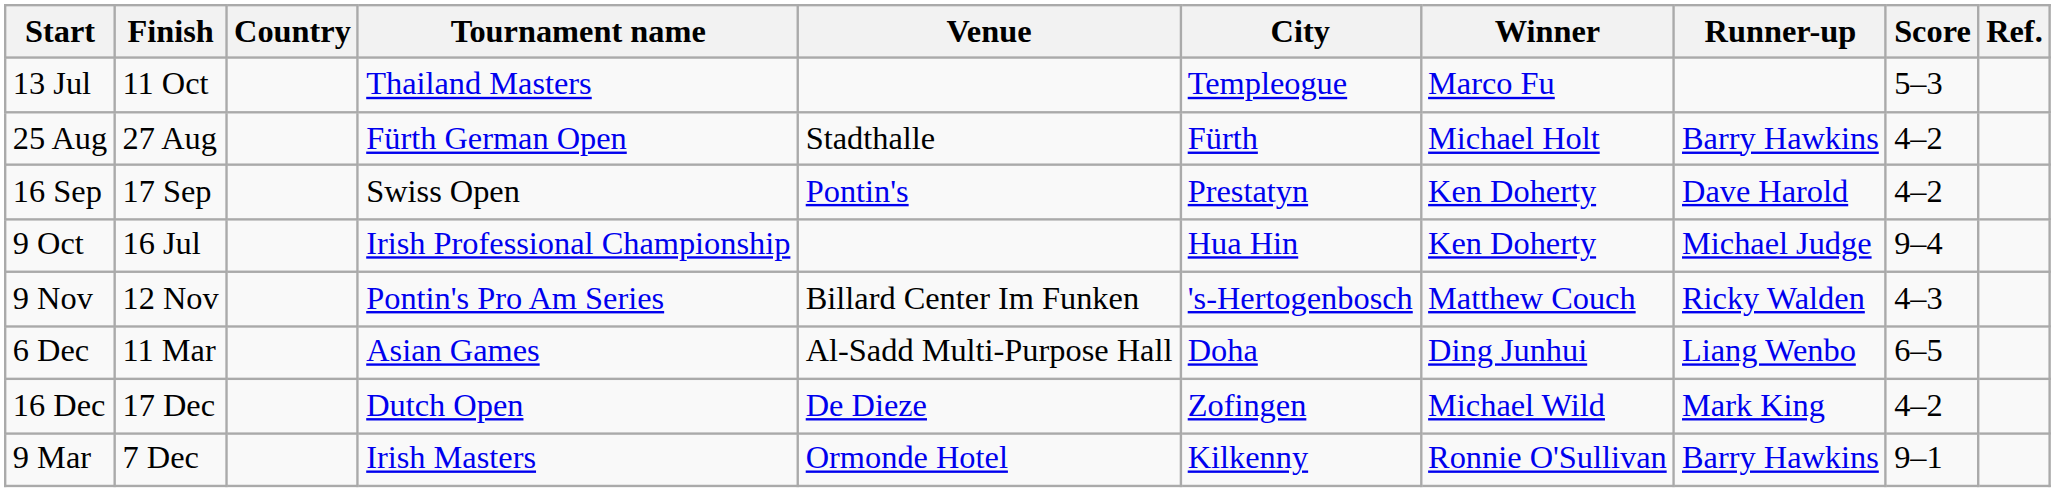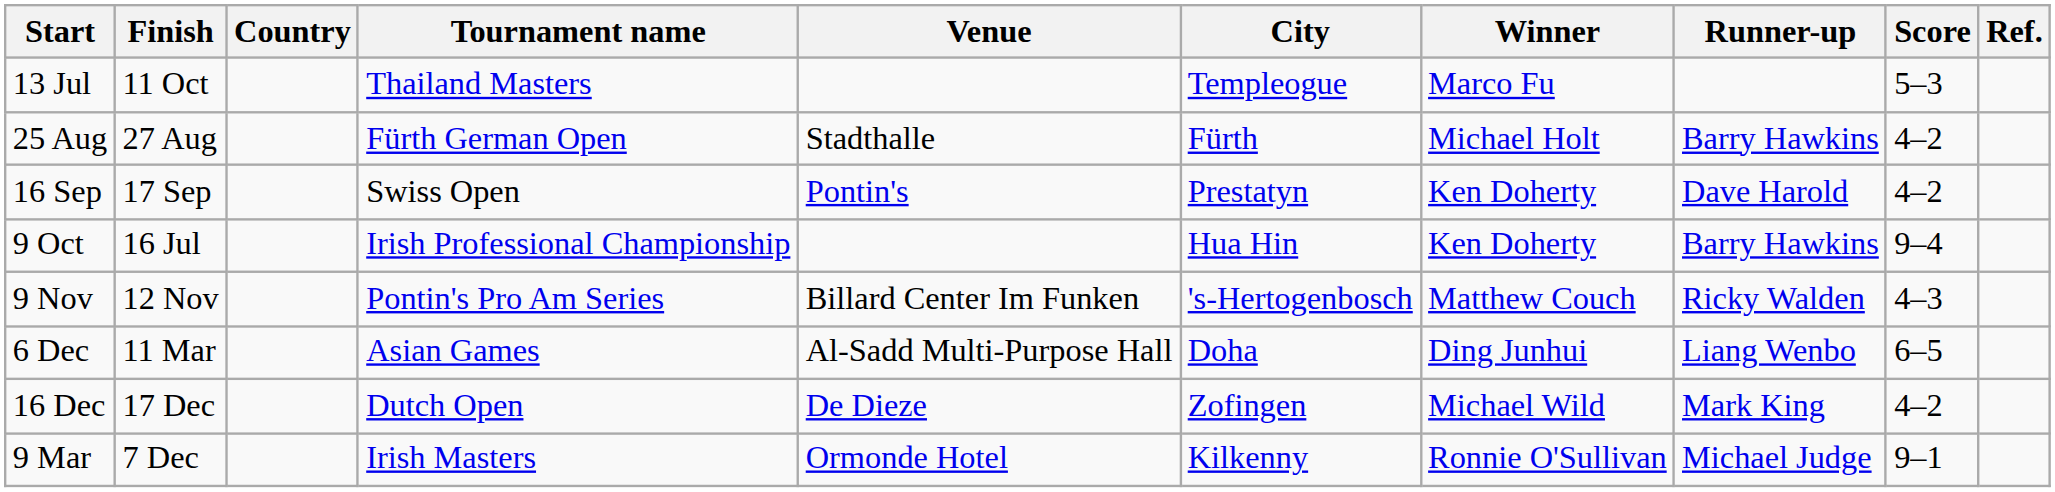(1777, 244) Michael Judge -> (1780, 244) Barry Hawkins
(1780, 458) Barry Hawkins -> (1777, 458) Michael Judge
